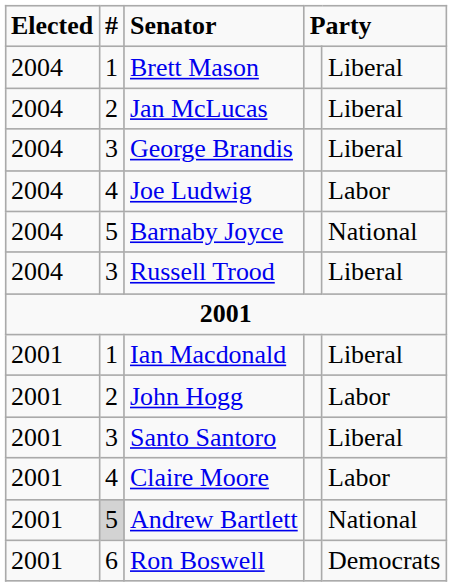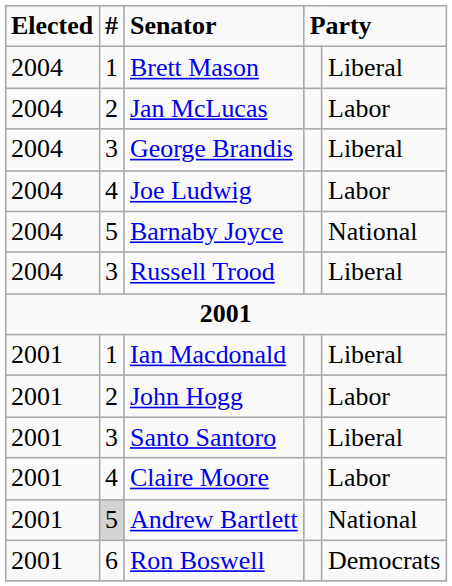(366, 108) Liberal -> (359, 108) Labor
